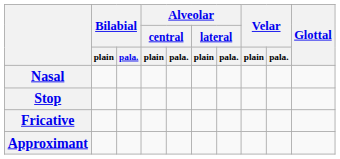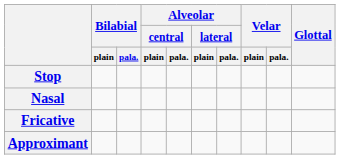rows swapped: (48, 76) <-> (48, 98)
